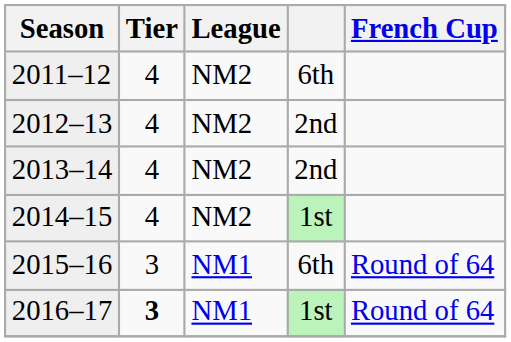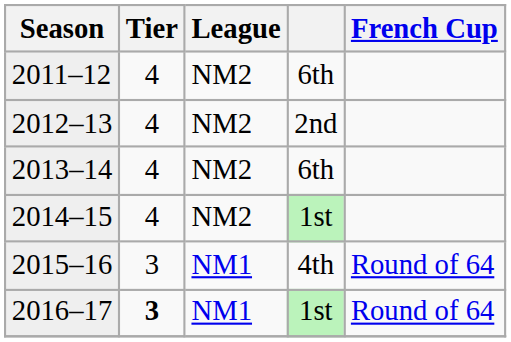(316, 169) 2nd -> (316, 169) 6th
(316, 264) 6th -> (316, 264) 4th
